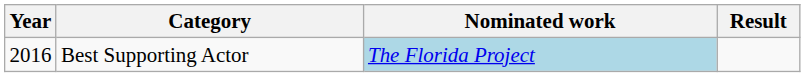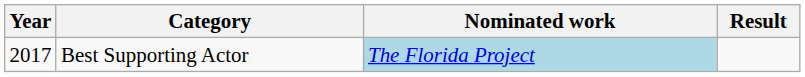(30, 54) 2016 -> (30, 54) 2017
